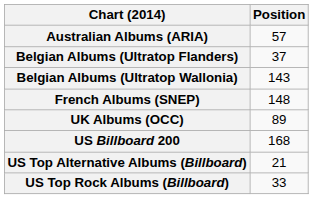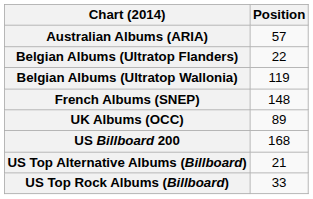(279, 57) 37 -> (279, 57) 22
(279, 78) 143 -> (279, 78) 119
